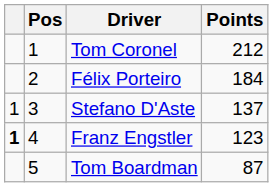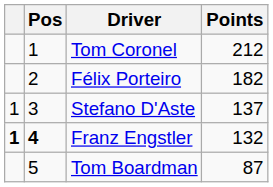(248, 79) 184 -> (248, 79) 182
(33, 138) normal -> (33, 138) bold
(248, 138) 123 -> (248, 138) 132
